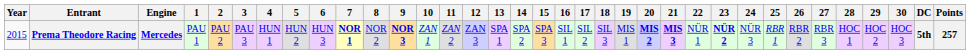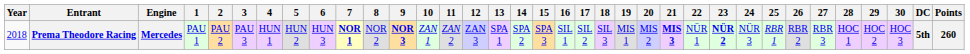(17, 34) 2015 -> (17, 34) 2018
(649, 34) bold -> (649, 34) normal
(950, 34) 257 -> (948, 34) 260
